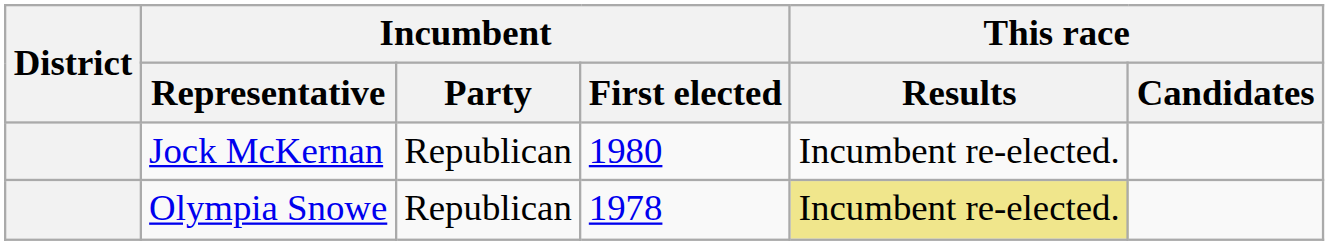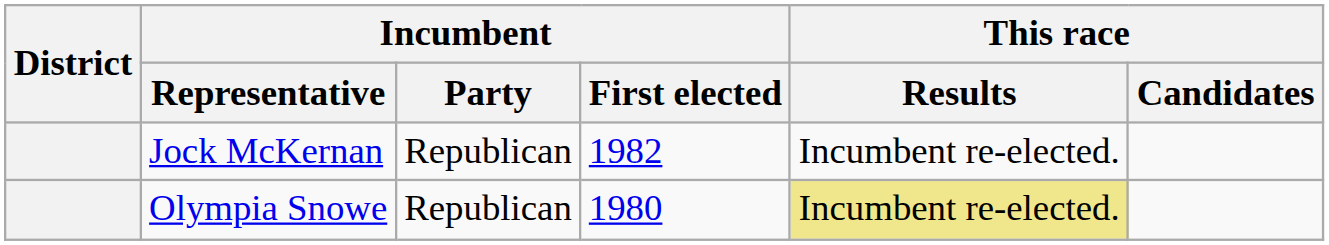(626, 150) 1980 -> (626, 150) 1982
(626, 208) 1978 -> (626, 208) 1980
